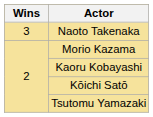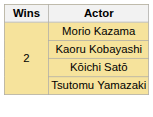- row: (99, 31)
